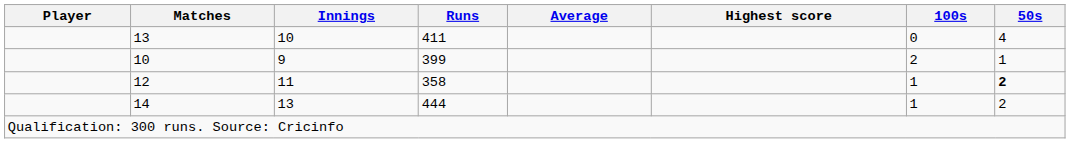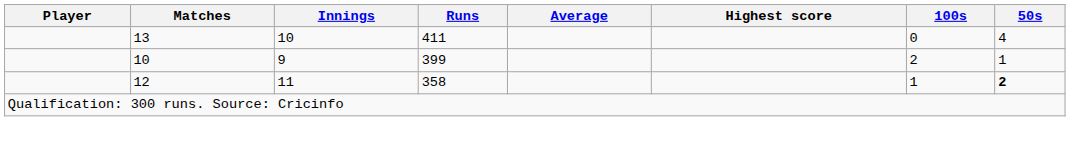- row: (142, 105)
